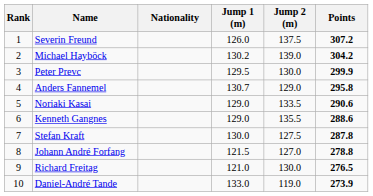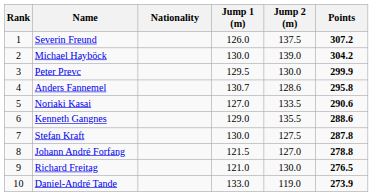(238, 55) 130.2 -> (238, 55) 130.0
(290, 87) 129.0 -> (290, 87) 128.6
(238, 103) 129.0 -> (238, 103) 127.0
